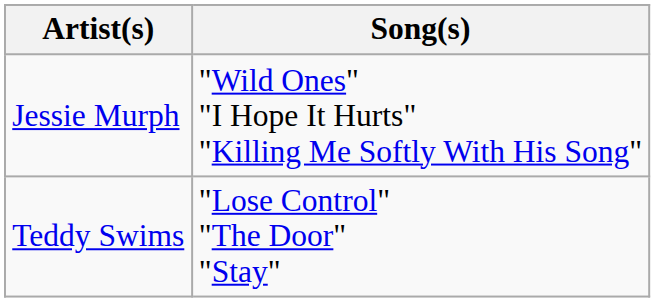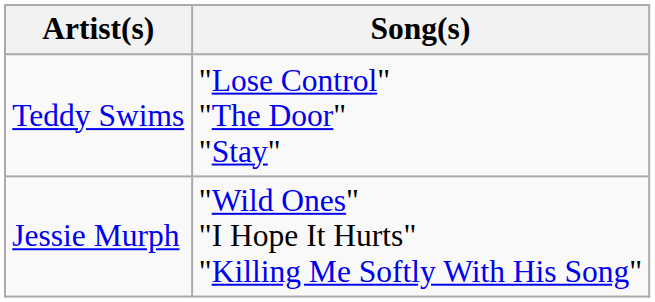rows swapped: (98, 235) <-> (96, 114)
